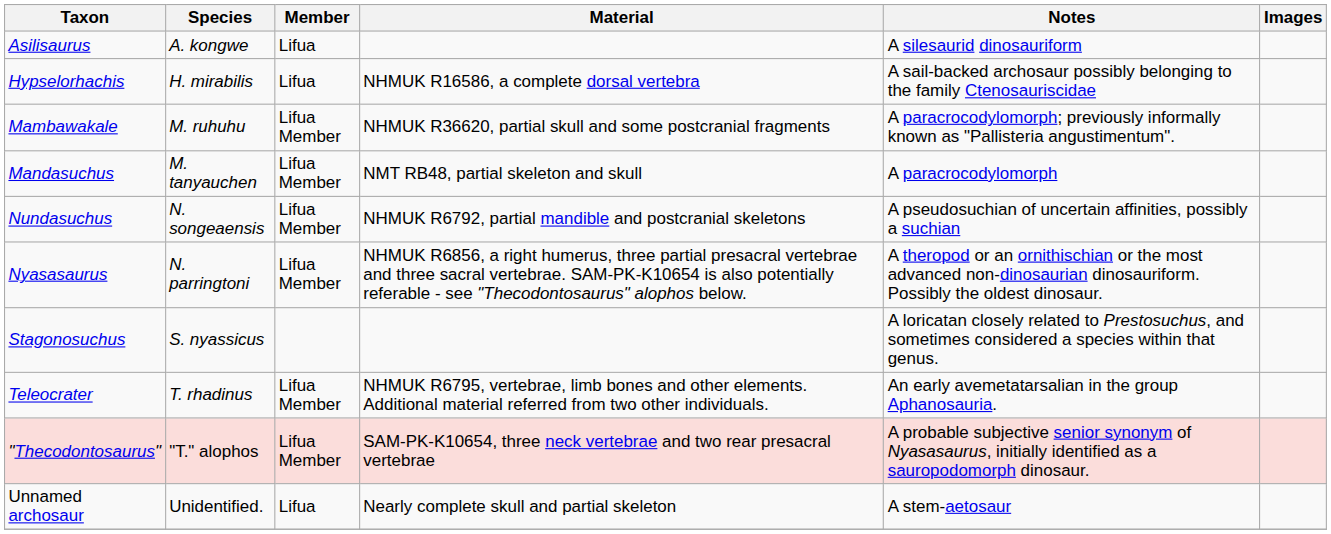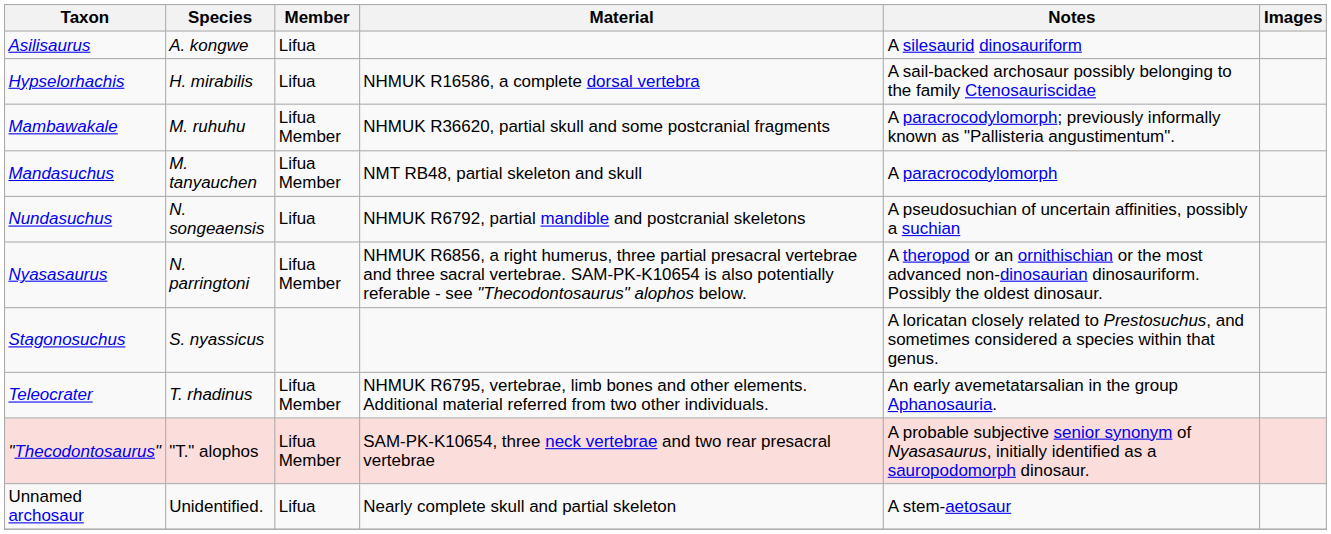(310, 219) Lifua Member -> (297, 219) Lifua
